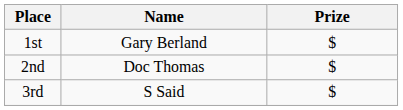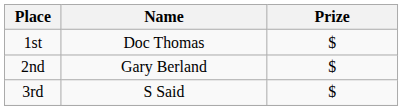(164, 42) Gary Berland -> (164, 42) Doc Thomas
(164, 67) Doc Thomas -> (164, 67) Gary Berland
